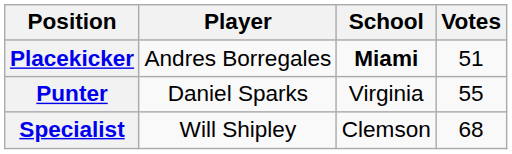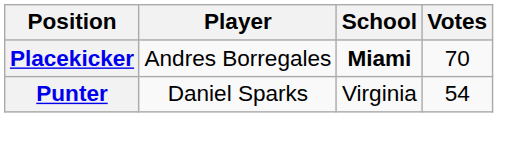(471, 58) 51 -> (457, 58) 70
(471, 93) 55 -> (457, 93) 54
- row: (72, 129)
